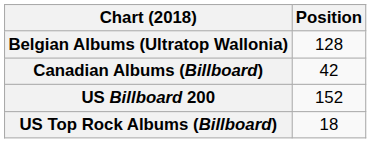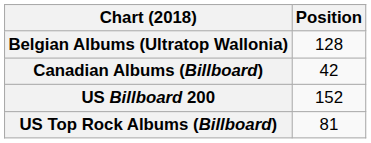(329, 124) 18 -> (329, 124) 81
